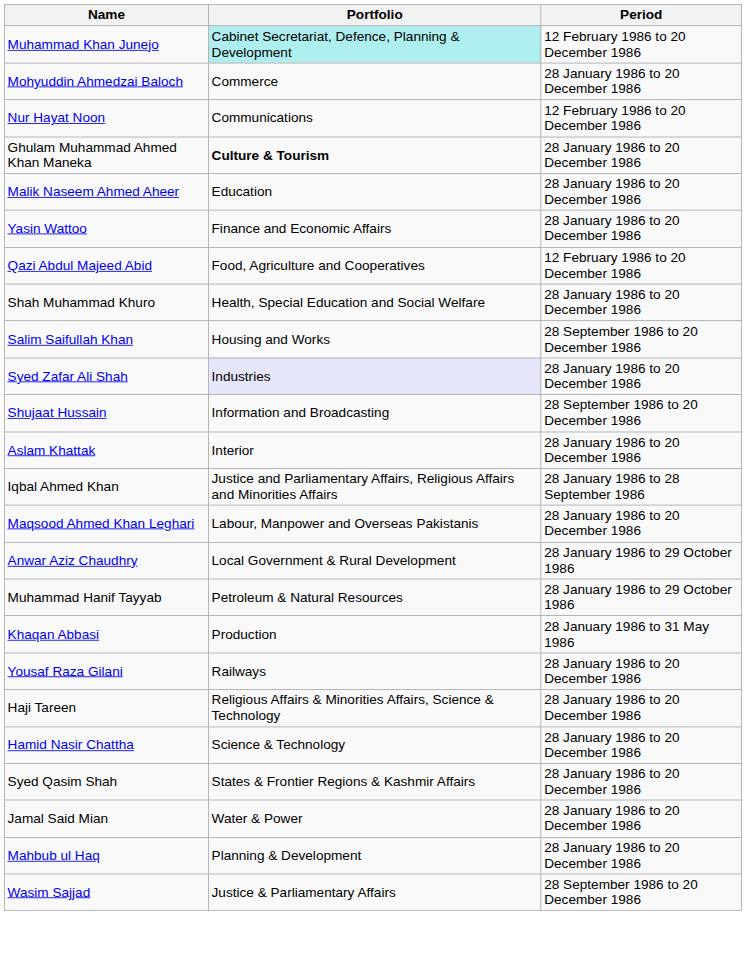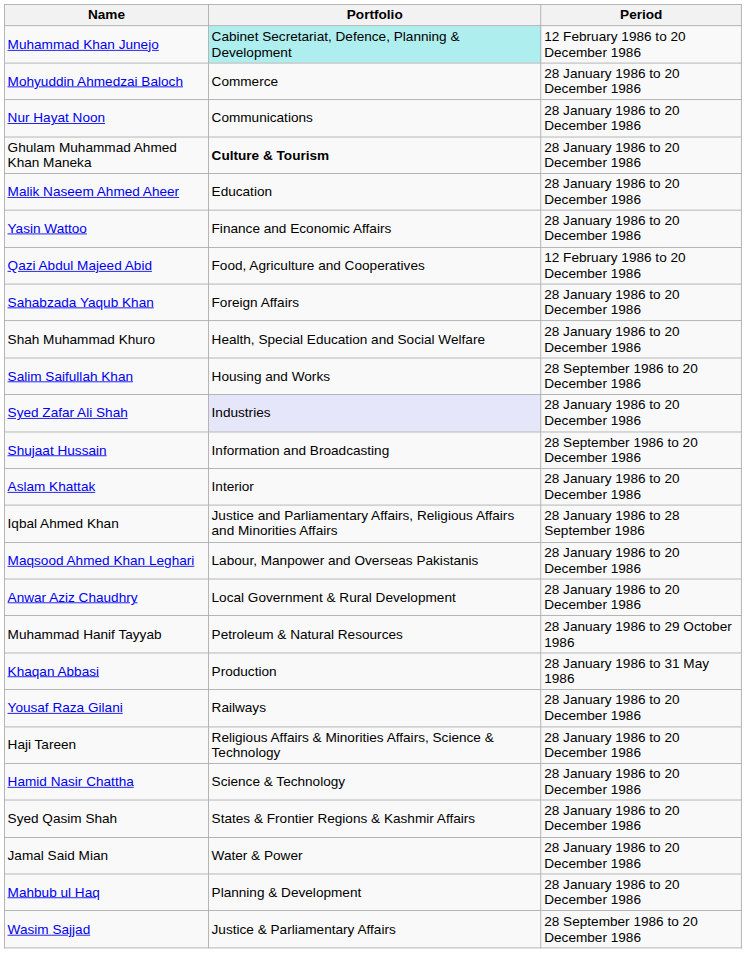(615, 118) 12 February 1986 to 20 December 1986 -> (612, 118) 28 January 1986 to 20 December 1986
+ row: (81, 302)
(638, 560) 28 January 1986 to 29 October 1986 -> (612, 597) 28 January 1986 to 20 December 1986
